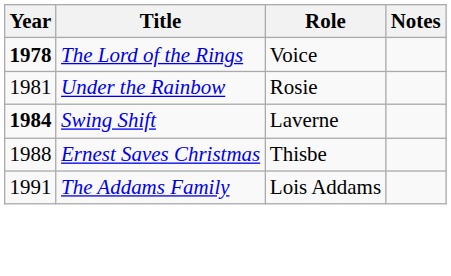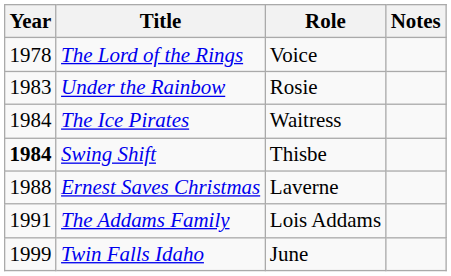(30, 54) bold -> (30, 54) normal
(30, 87) 1981 -> (30, 87) 1983
+ row: (125, 120)
(304, 120) Laverne -> (298, 154) Thisbe
(298, 154) Thisbe -> (304, 187) Laverne
+ row: (132, 253)
